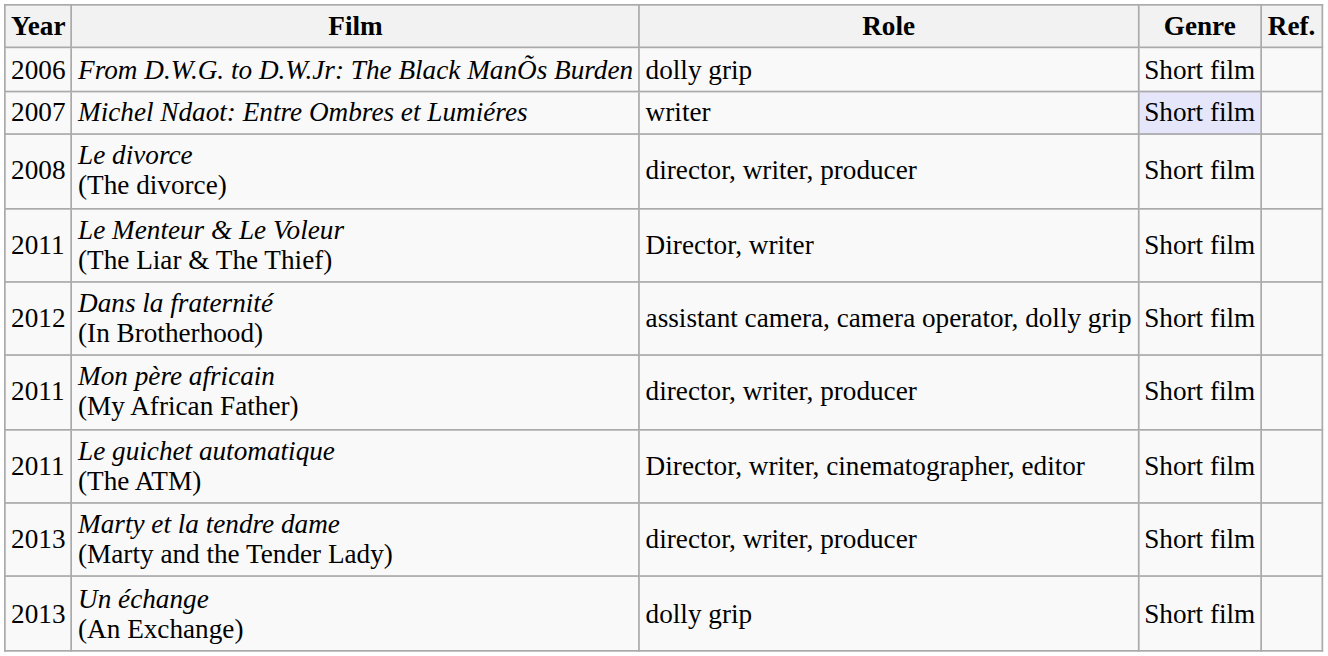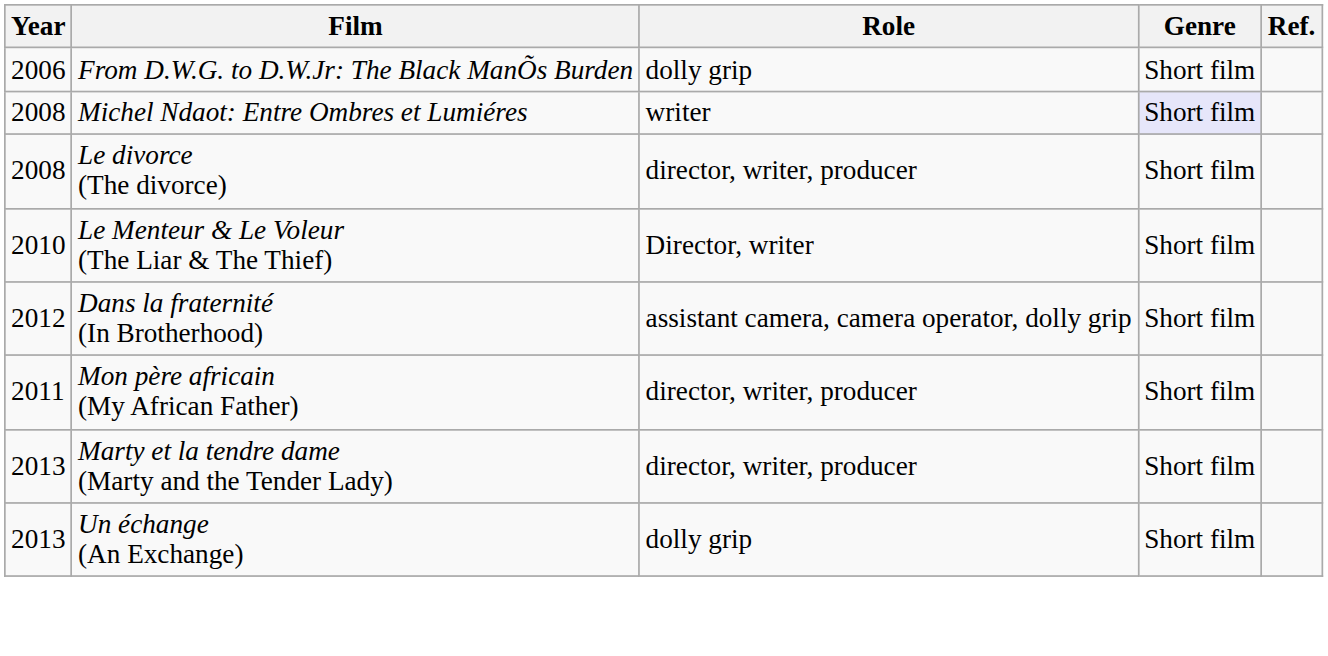(38, 112) 2007 -> (38, 112) 2008
(38, 244) 2011 -> (38, 244) 2010
- row: (206, 465)
